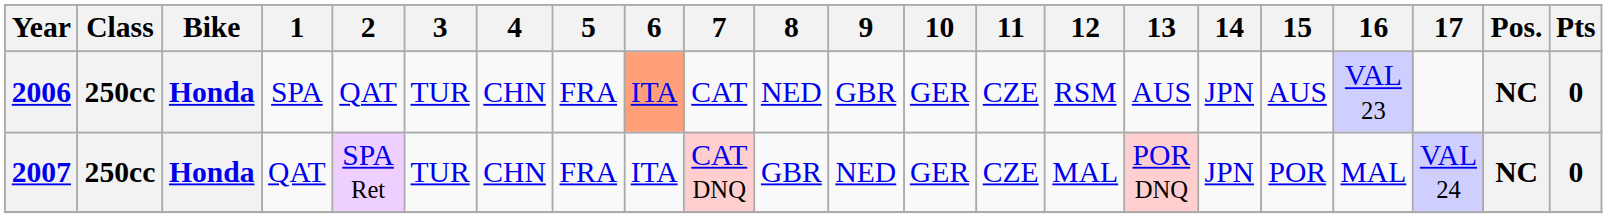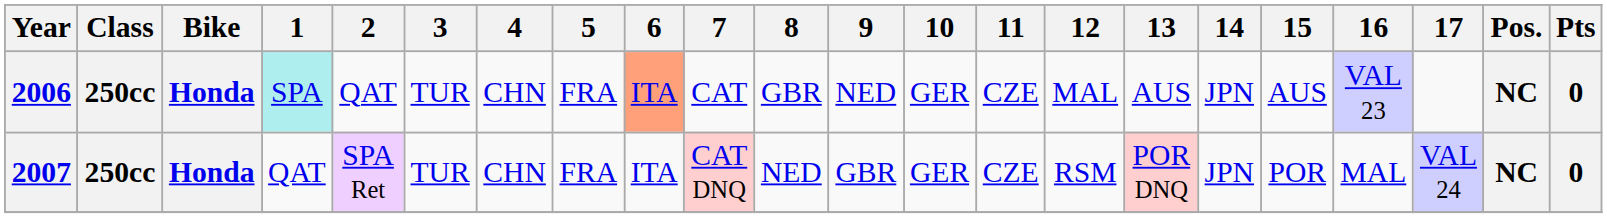(297, 91) no background -> (297, 91) paleturquoise background
(791, 91) NED -> (791, 91) GBR
(866, 91) GBR -> (866, 91) NED
(1085, 91) RSM -> (1085, 91) MAL
(791, 171) GBR -> (791, 171) NED
(866, 171) NED -> (866, 171) GBR
(1085, 171) MAL -> (1085, 171) RSM
